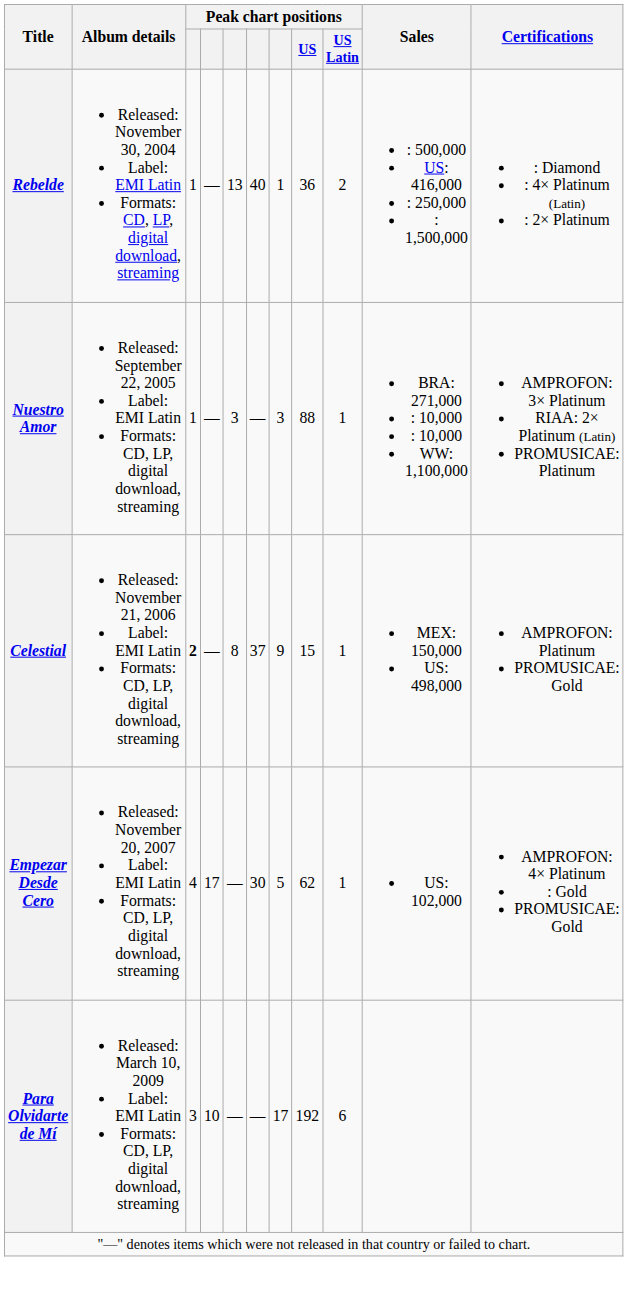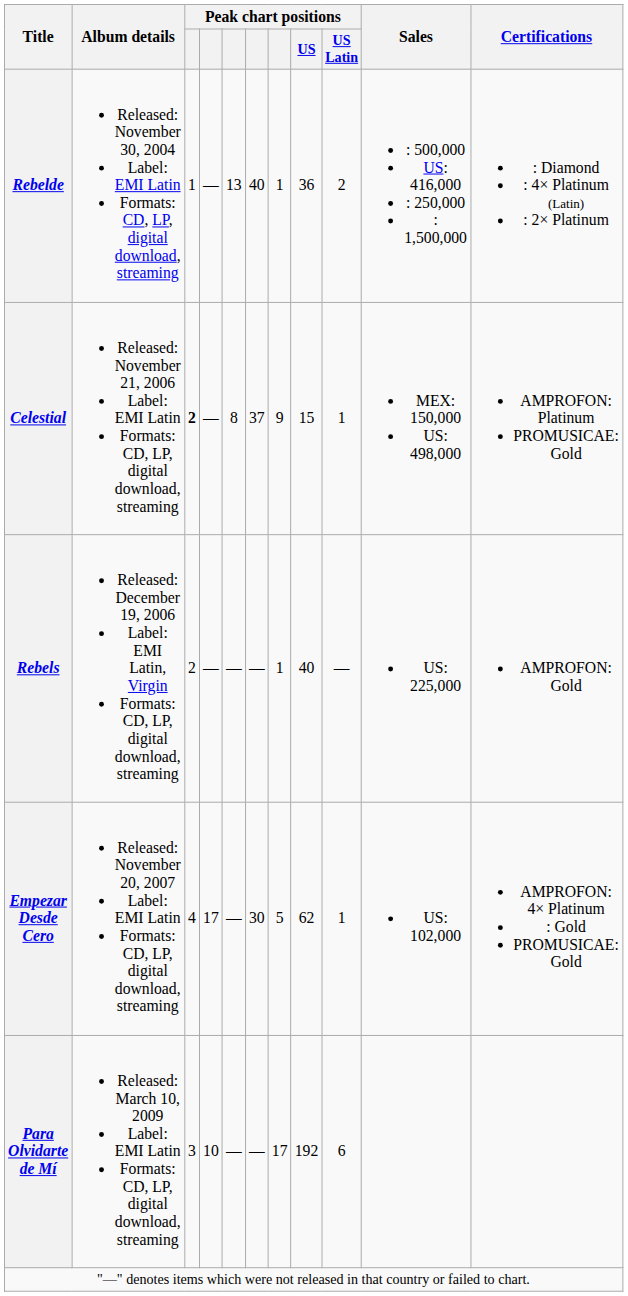- row: (38, 418)
+ row: (38, 668)
